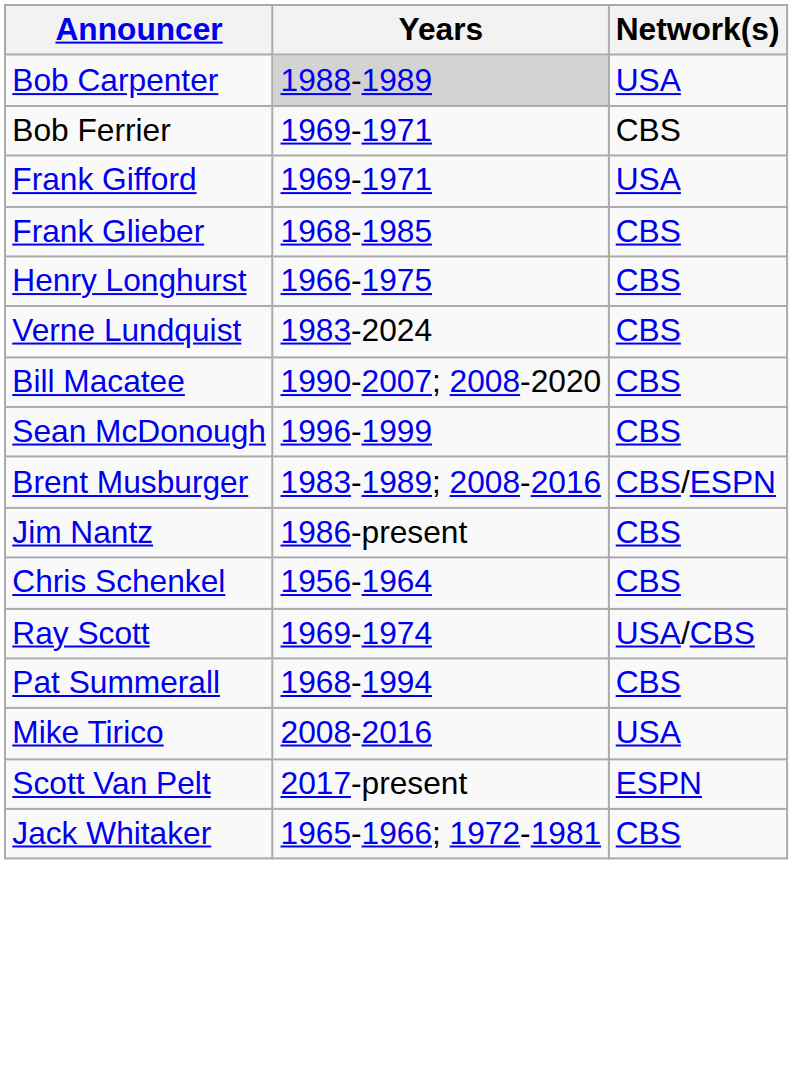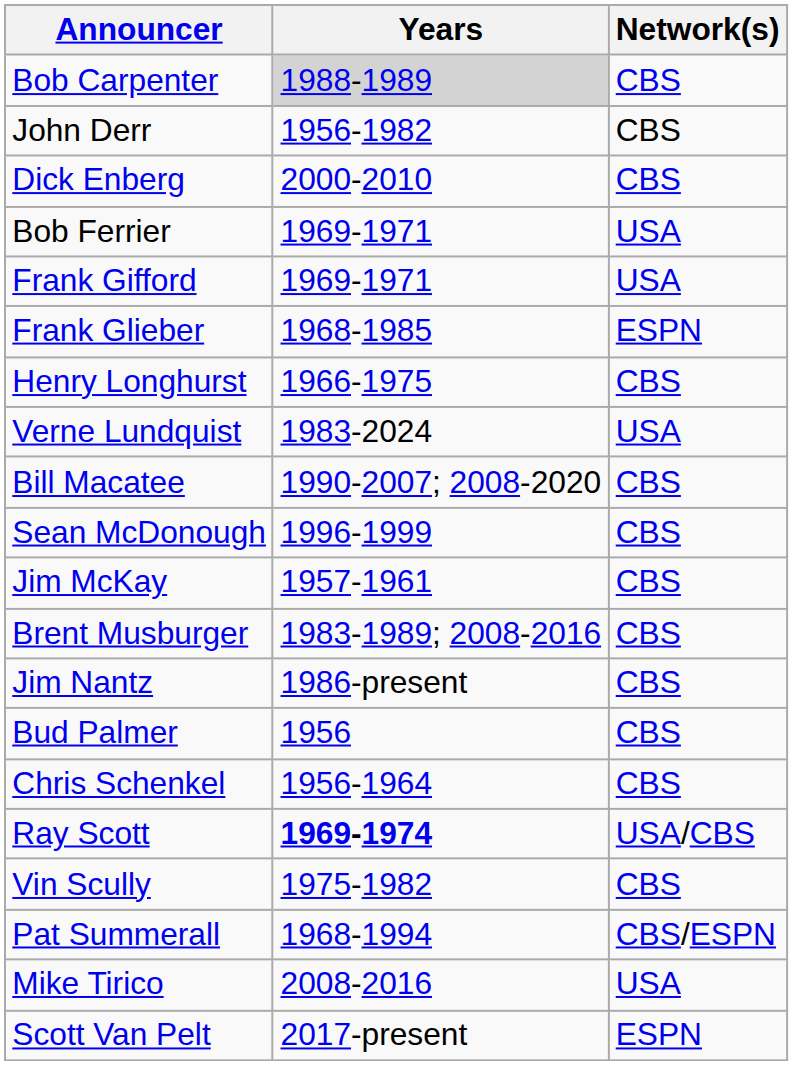(648, 79) USA -> (648, 79) CBS
+ row: (82, 130)
+ row: (99, 180)
(648, 130) CBS -> (648, 230) USA
(648, 230) CBS -> (659, 331) ESPN
(648, 331) CBS -> (648, 431) USA
+ row: (90, 582)
(696, 481) CBS/ESPN -> (648, 632) CBS
+ row: (95, 733)
(356, 632) normal -> (356, 833) bold
+ row: (82, 883)
(648, 682) CBS -> (696, 933) CBS/ESPN
- row: (112, 833)
